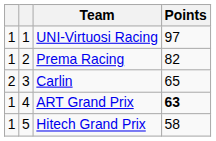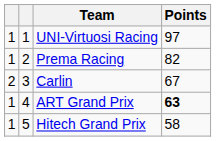(172, 81) 65 -> (172, 81) 67
